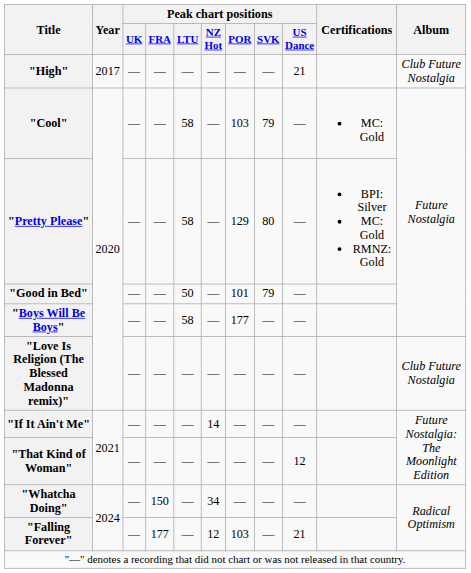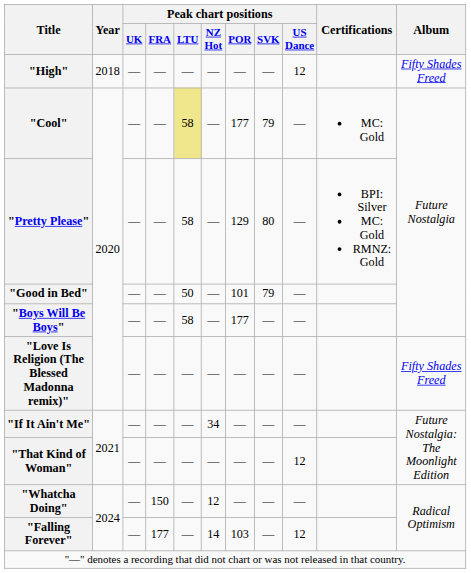(108, 71) 2017 -> (108, 71) 2018
(300, 71) 21 -> (300, 71) 12
(431, 71) Club Future Nostalgia -> (431, 71) Fifty Shades Freed
(188, 123) no background -> (188, 123) khaki background
(240, 123) 103 -> (240, 123) 177
(431, 373) Club Future Nostalgia -> (431, 373) Fifty Shades Freed
(213, 424) 14 -> (213, 424) 34
(213, 501) 34 -> (213, 501) 12
(213, 534) 12 -> (213, 534) 14
(300, 534) 21 -> (300, 534) 12
